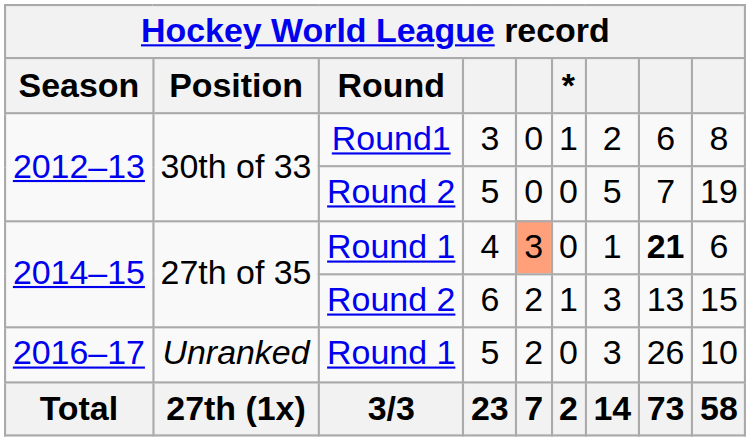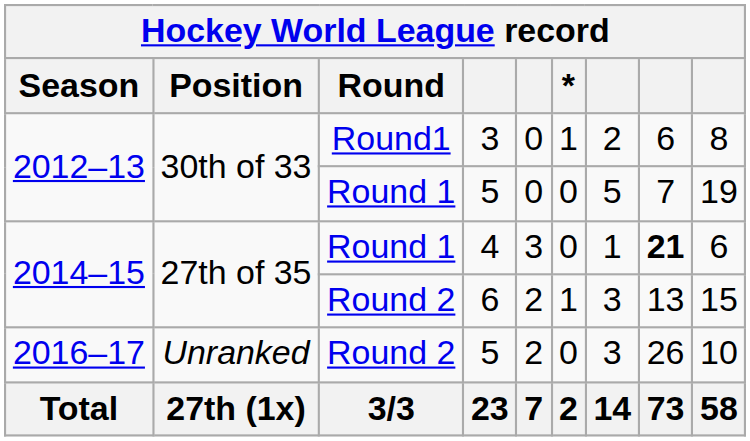(391, 192) Round 2 -> (391, 192) Round 1
(534, 246) lightsalmon background -> (534, 246) no background
(391, 354) Round 1 -> (391, 354) Round 2
